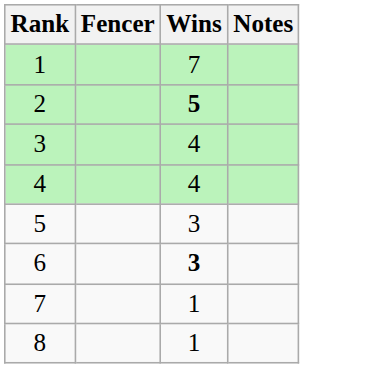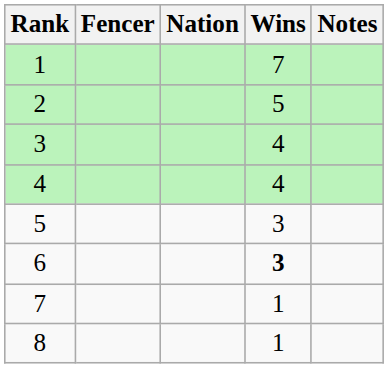+ column: (203, 24)
(194, 104) bold -> (278, 104) normal
